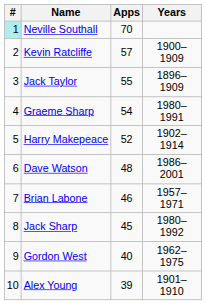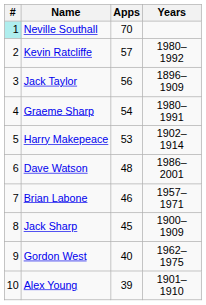(172, 53) 1900–1909 -> (172, 53) 1980–1992
(127, 82) 55 -> (127, 82) 56
(127, 140) 52 -> (127, 140) 53
(172, 227) 1980–1992 -> (172, 227) 1900–1909
